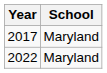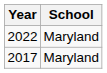rows swapped: (22, 36) <-> (22, 57)
